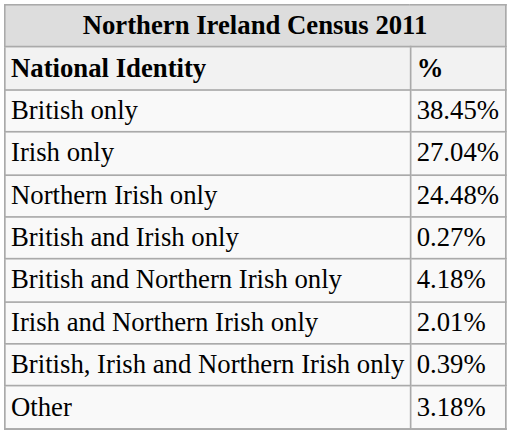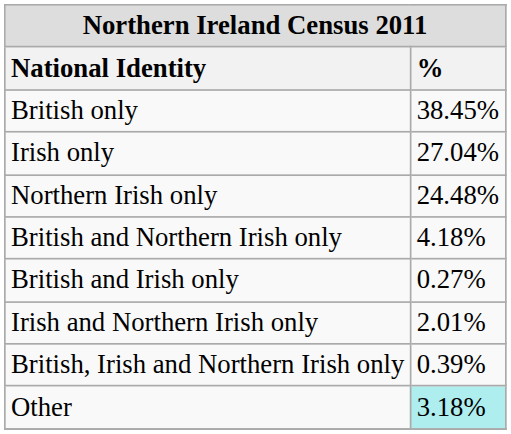rows swapped: (125, 237) <-> (176, 279)
(451, 407) no background -> (451, 407) paleturquoise background
